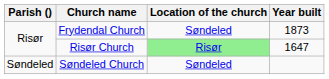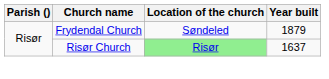(297, 30) 1873 -> (294, 30) 1879
(297, 47) 1647 -> (294, 47) 1637
- row: (102, 64)
